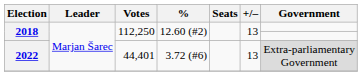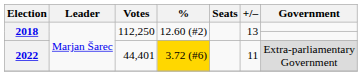(186, 55) no background -> (186, 55) gold background
(252, 55) 13 -> (253, 55) 11
